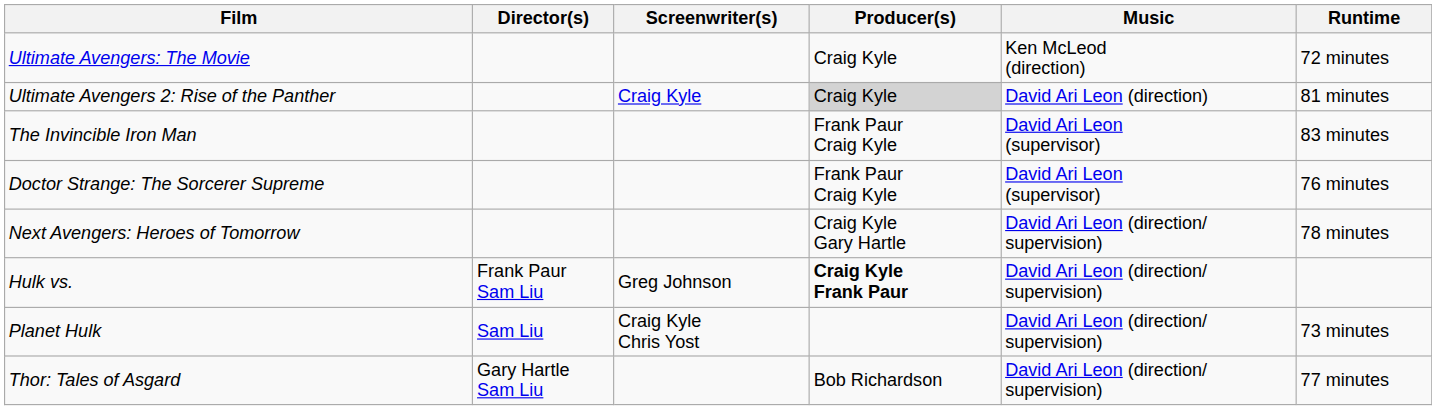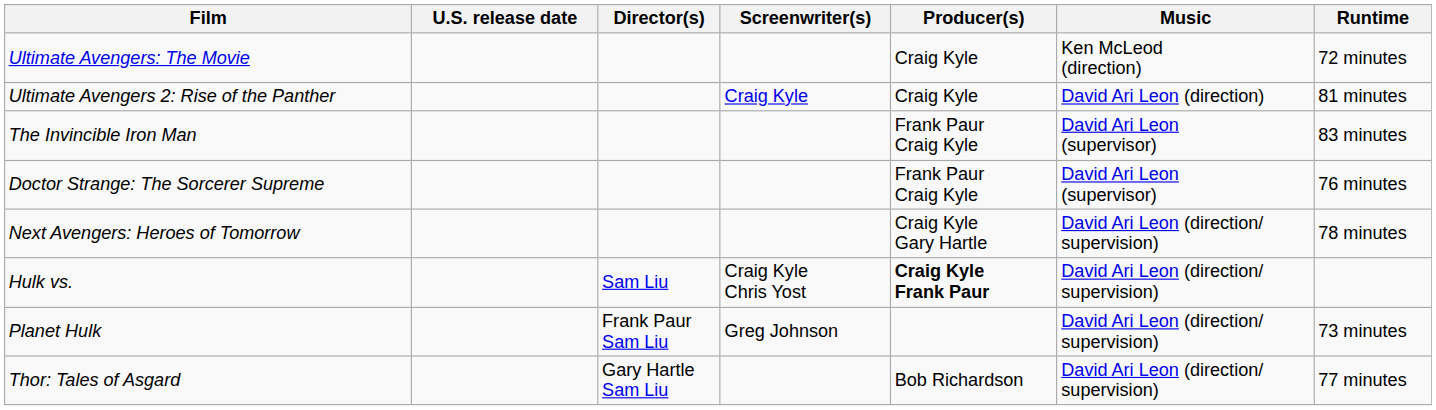+ column: (505, 18)
(855, 96) lightgrey background -> (936, 96) no background
(522, 282) Frank Paur Sam Liu -> (635, 282) Sam Liu
(675, 282) Greg Johnson -> (766, 282) Craig Kyle Chris Yost
(510, 331) Sam Liu -> (647, 331) Frank Paur Sam Liu
(660, 331) Craig Kyle Chris Yost -> (781, 331) Greg Johnson
